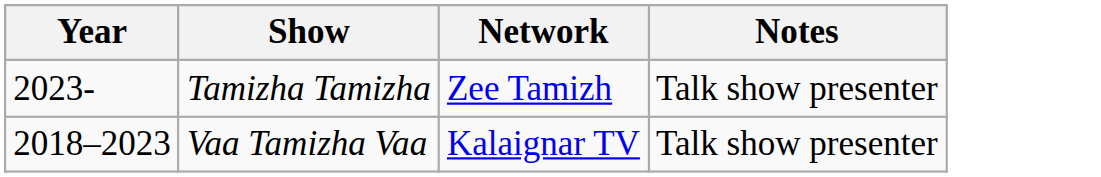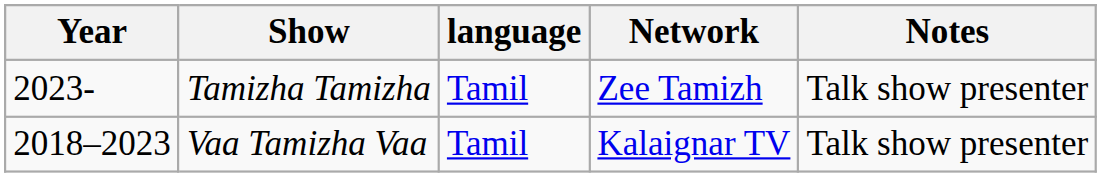+ column: (514, 32)
